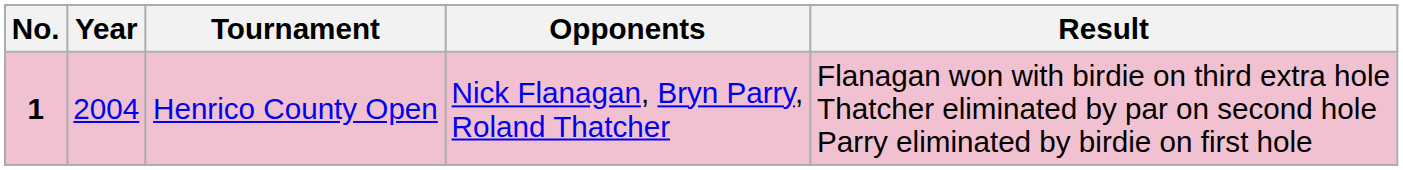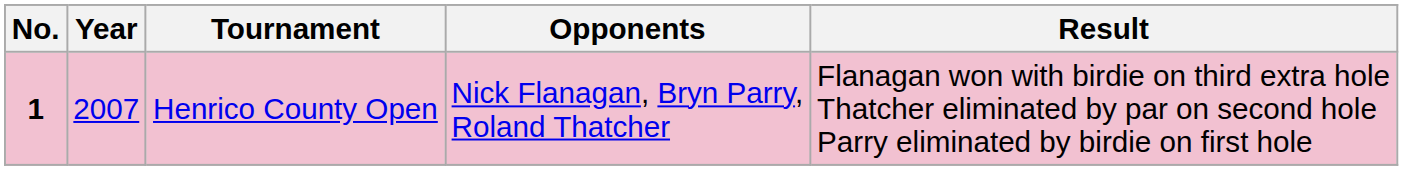(106, 109) 2004 -> (106, 109) 2007
